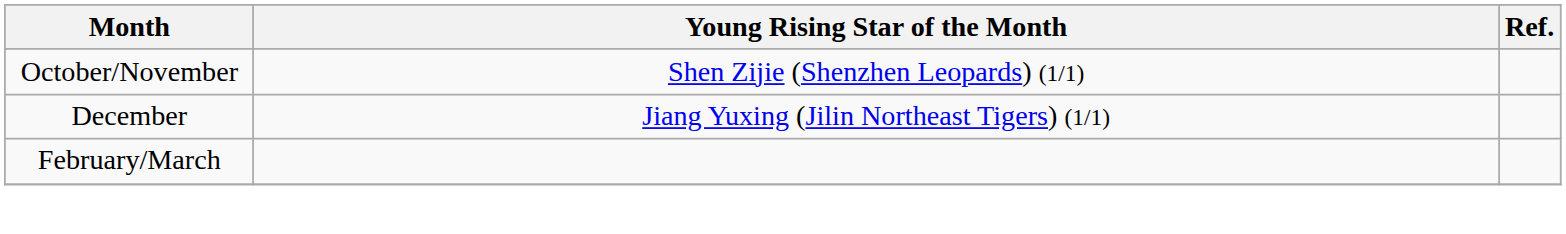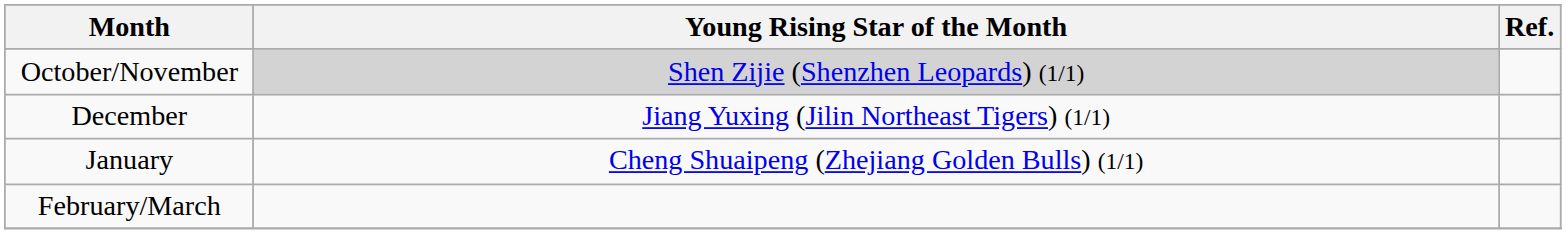(876, 71) no background -> (876, 71) lightgrey background
+ row: (129, 160)
